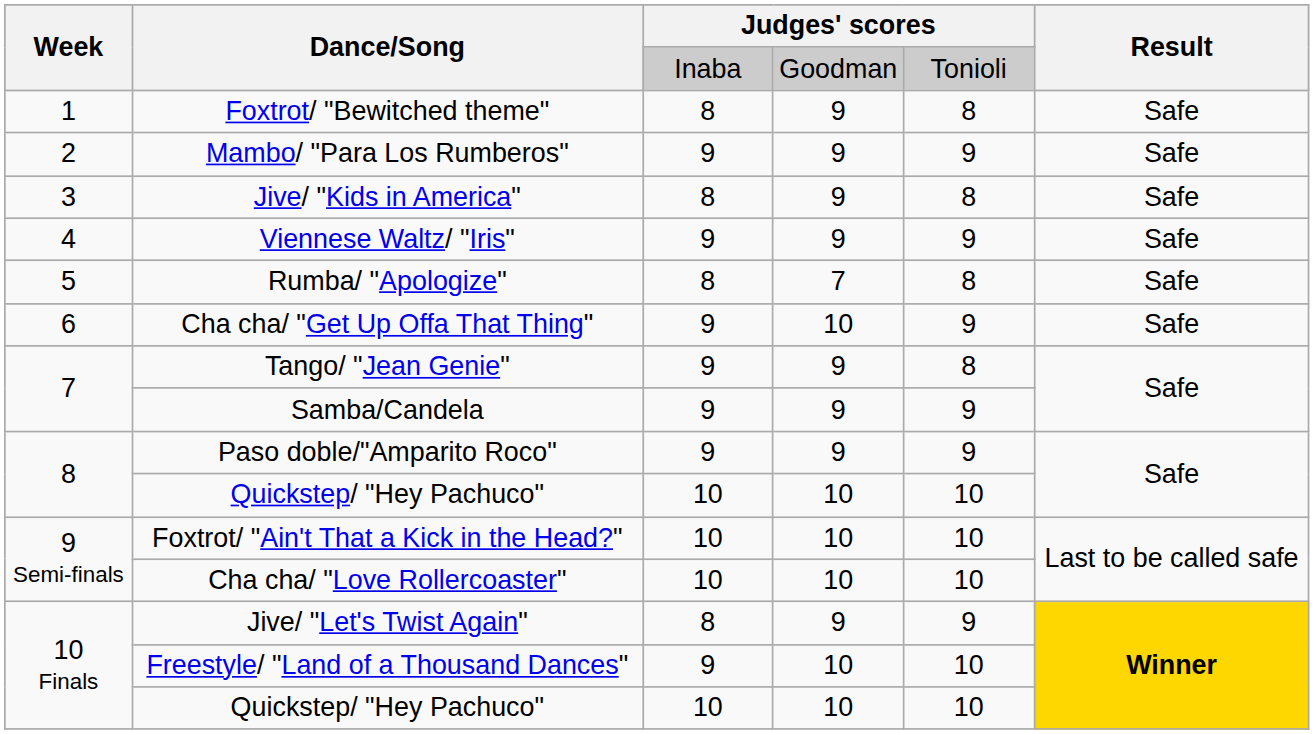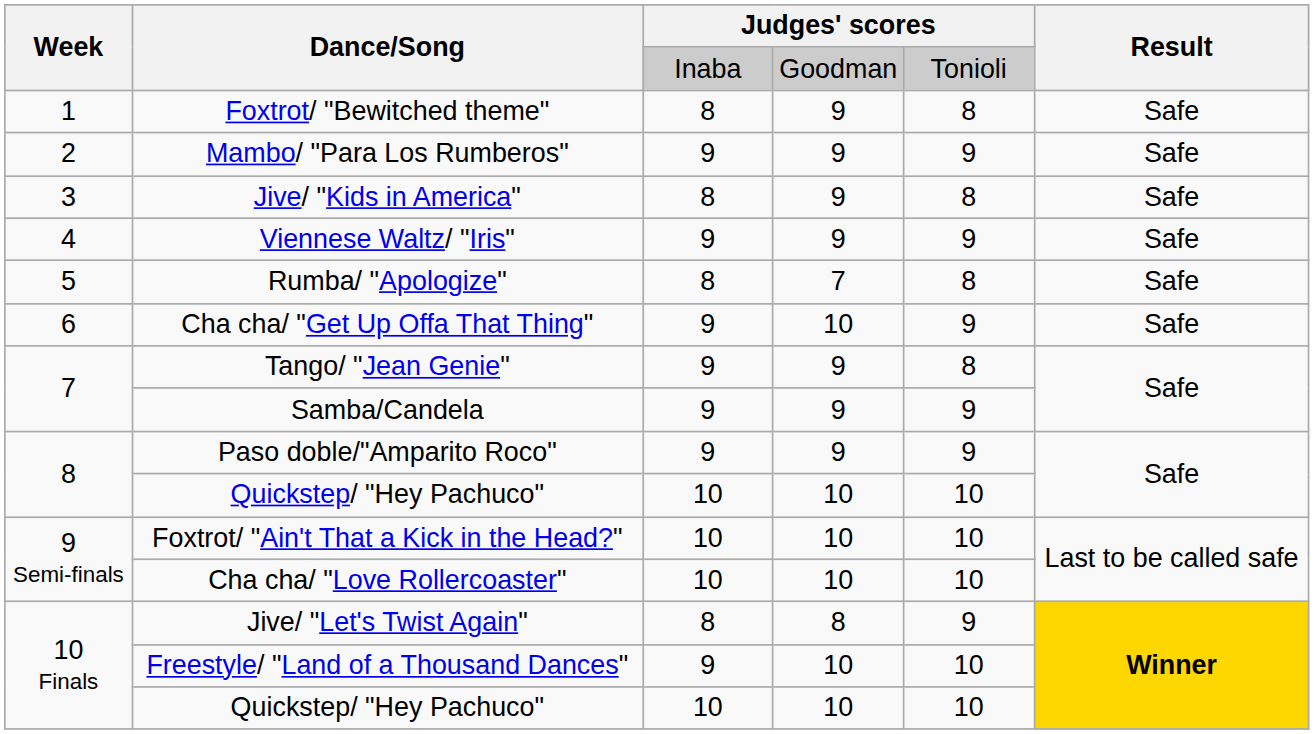(838, 622) 9 -> (838, 622) 8
